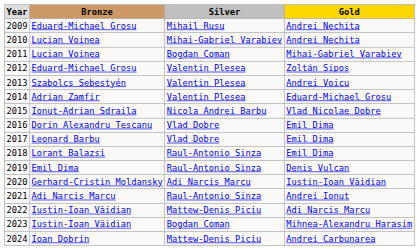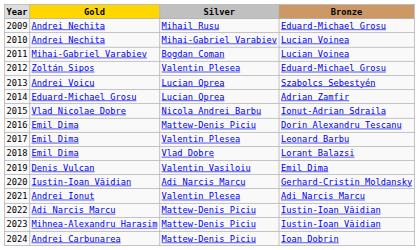columns swapped: (349, 11) <-> (97, 11)
(206, 82) Valentin Plesea -> (193, 82) Lucian Oprea
(206, 97) Valentin Plesea -> (193, 97) Lucian Oprea
(193, 125) Vlad Dobre -> (209, 125) Mattew-Denis Piciu
(193, 139) Vlad Dobre -> (201, 139) Valentin Plesea
(214, 153) Raul-Antonio Sinza -> (188, 153) Vlad Dobre
(214, 168) Raul-Antonio Sinza -> (206, 168) Valentin Vasiloiu
(214, 196) Raul-Antonio Sinza -> (201, 196) Valentin Plesea
(198, 224) Bogdan Coman -> (209, 224) Mattew-Denis Piciu
